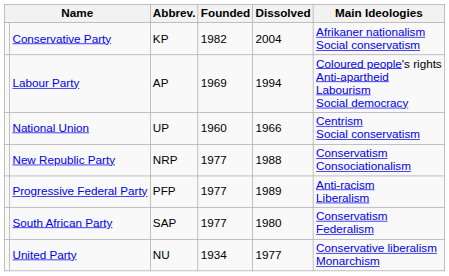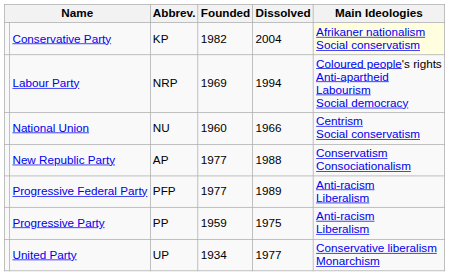(371, 38) no background -> (371, 38) lightyellow background
(161, 83) AP -> (165, 83) NRP
(161, 128) UP -> (161, 128) NU
(165, 160) NRP -> (161, 160) AP
+ row: (59, 223)
- row: (62, 223)
(161, 255) NU -> (161, 255) UP
